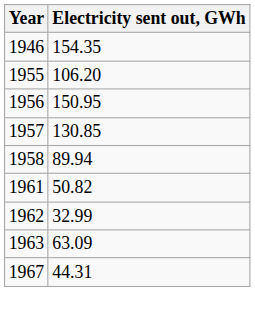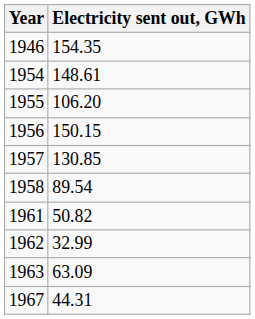+ row: (26, 74)
(77, 103) 150.95 -> (77, 131) 150.15
(72, 159) 89.94 -> (72, 187) 89.54
